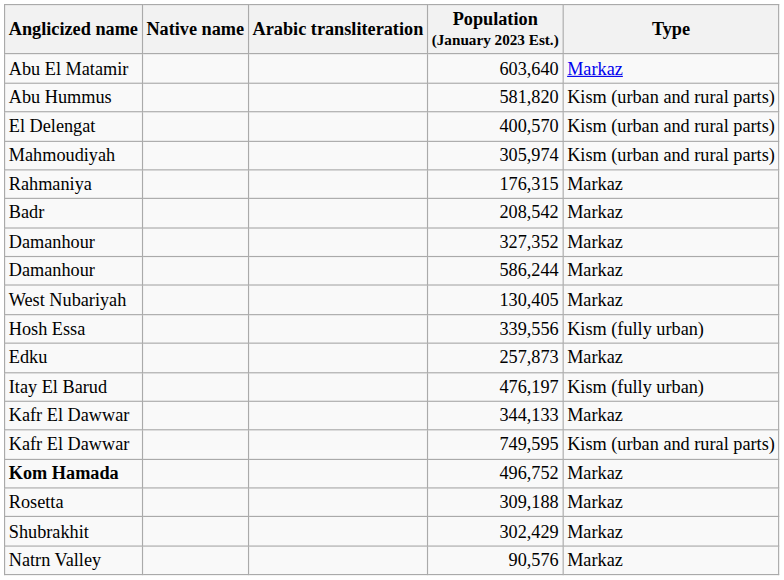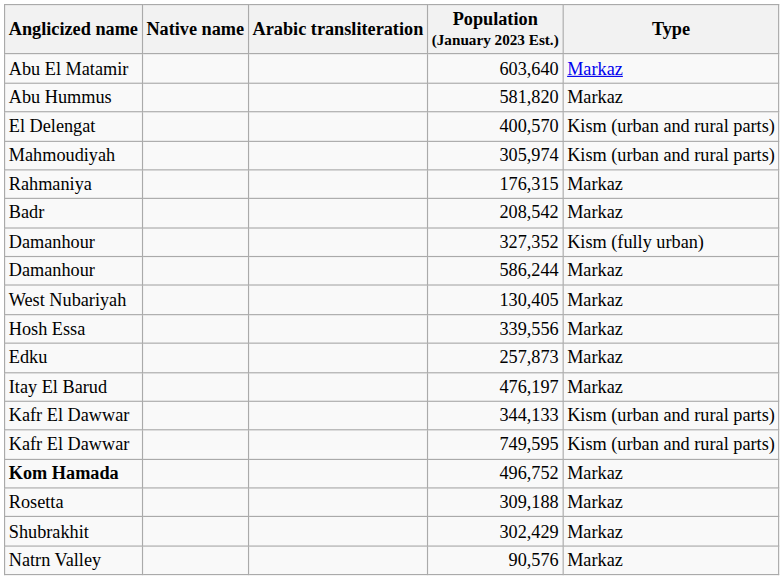(671, 97) Kism (urban and rural parts) -> (595, 97) Markaz
(595, 241) Markaz -> (636, 241) Kism (fully urban)
(636, 328) Kism (fully urban) -> (595, 328) Markaz
(636, 386) Kism (fully urban) -> (595, 386) Markaz
(595, 415) Markaz -> (671, 415) Kism (urban and rural parts)
